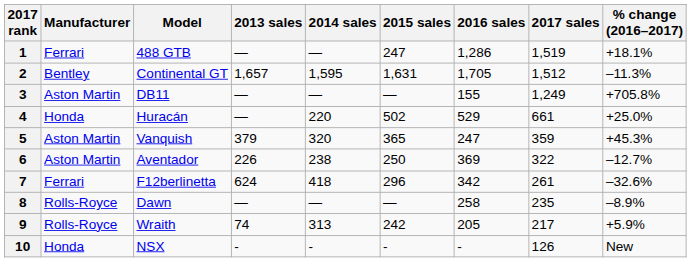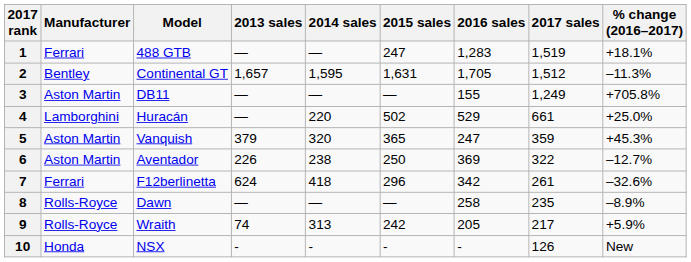(474, 52) 1,286 -> (474, 52) 1,283
(64, 116) Honda -> (82, 116) Lamborghini
